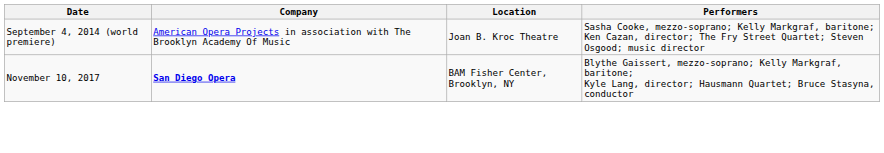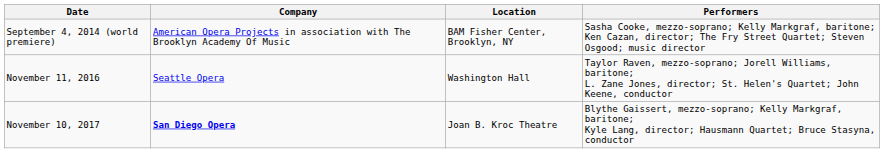(503, 37) Joan B. Kroc Theatre -> (497, 37) BAM Fisher Center, Brooklyn, NY
+ row: (53, 78)
(498, 78) BAM Fisher Center, Brooklyn, NY -> (503, 125) Joan B. Kroc Theatre
